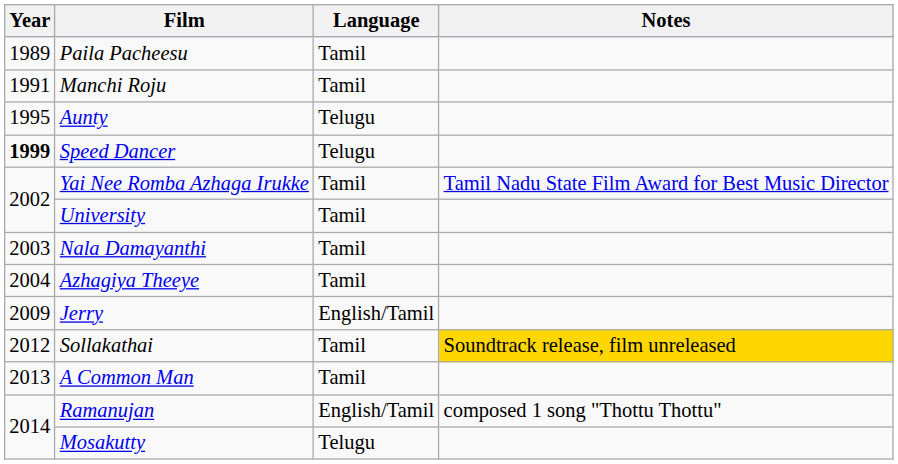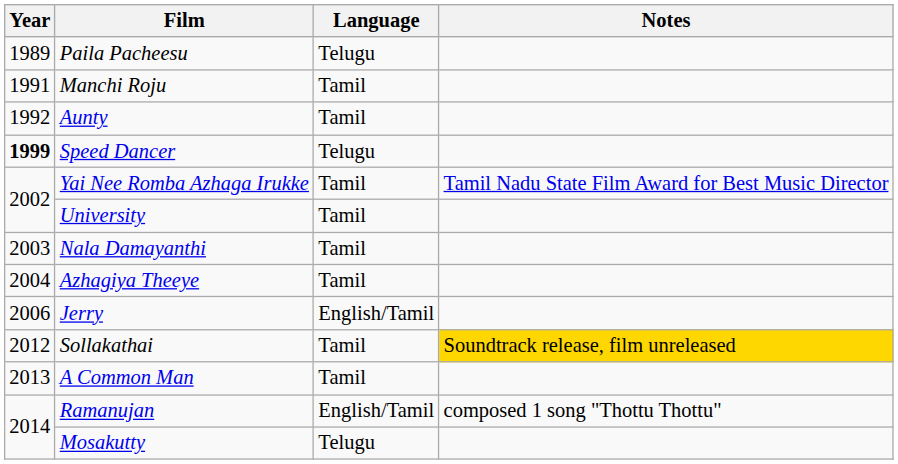(342, 53) Tamil -> (347, 53) Telugu
(30, 118) 1995 -> (30, 118) 1992
(347, 118) Telugu -> (342, 118) Tamil
(30, 313) 2009 -> (30, 313) 2006
